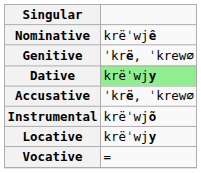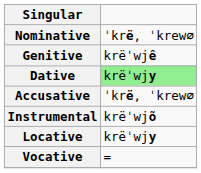(130, 35) krëˈwjê -> (149, 35) ˈkrë, ˈkrew∅
(149, 55) ˈkrë, ˈkrew∅ -> (130, 55) krëˈwjê
